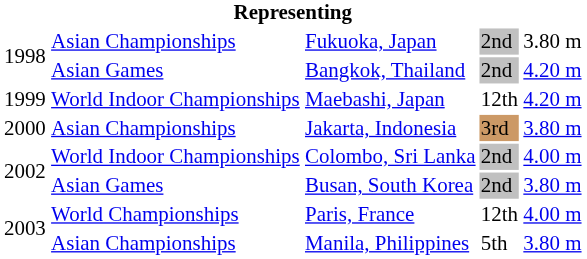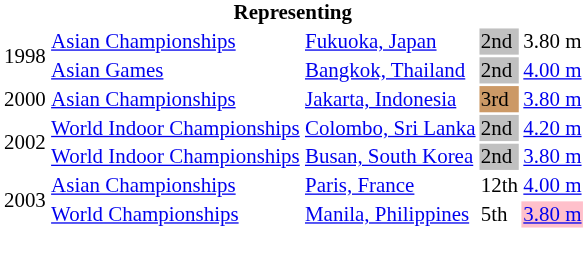(552, 70) 4.20 m -> (552, 70) 4.00 m
- row: (375, 99)
(552, 156) 4.00 m -> (552, 127) 4.20 m
(107, 185) Asian Games -> (175, 156) World Indoor Championships
(145, 214) World Championships -> (143, 185) Asian Championships
(143, 243) Asian Championships -> (145, 214) World Championships
(552, 243) no background -> (552, 214) pink background
